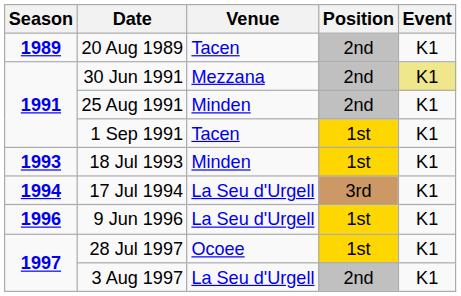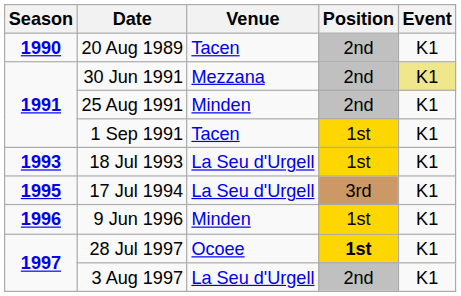(41, 48) 1989 -> (41, 48) 1990
(221, 162) Minden -> (253, 162) La Seu d'Urgell
(41, 191) 1994 -> (41, 191) 1995
(253, 220) La Seu d'Urgell -> (221, 220) Minden
(358, 248) normal -> (358, 248) bold
